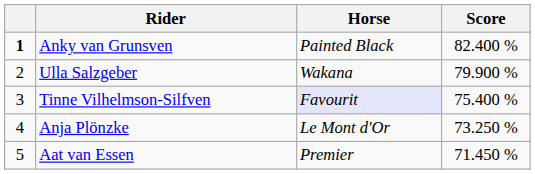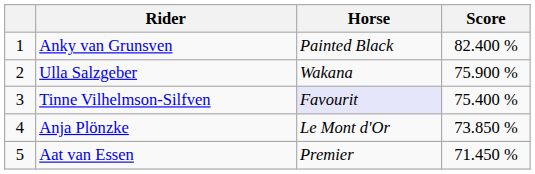(20, 45) bold -> (20, 45) normal
(486, 73) 79.900 % -> (486, 73) 75.900 %
(486, 127) 73.250 % -> (486, 127) 73.850 %
